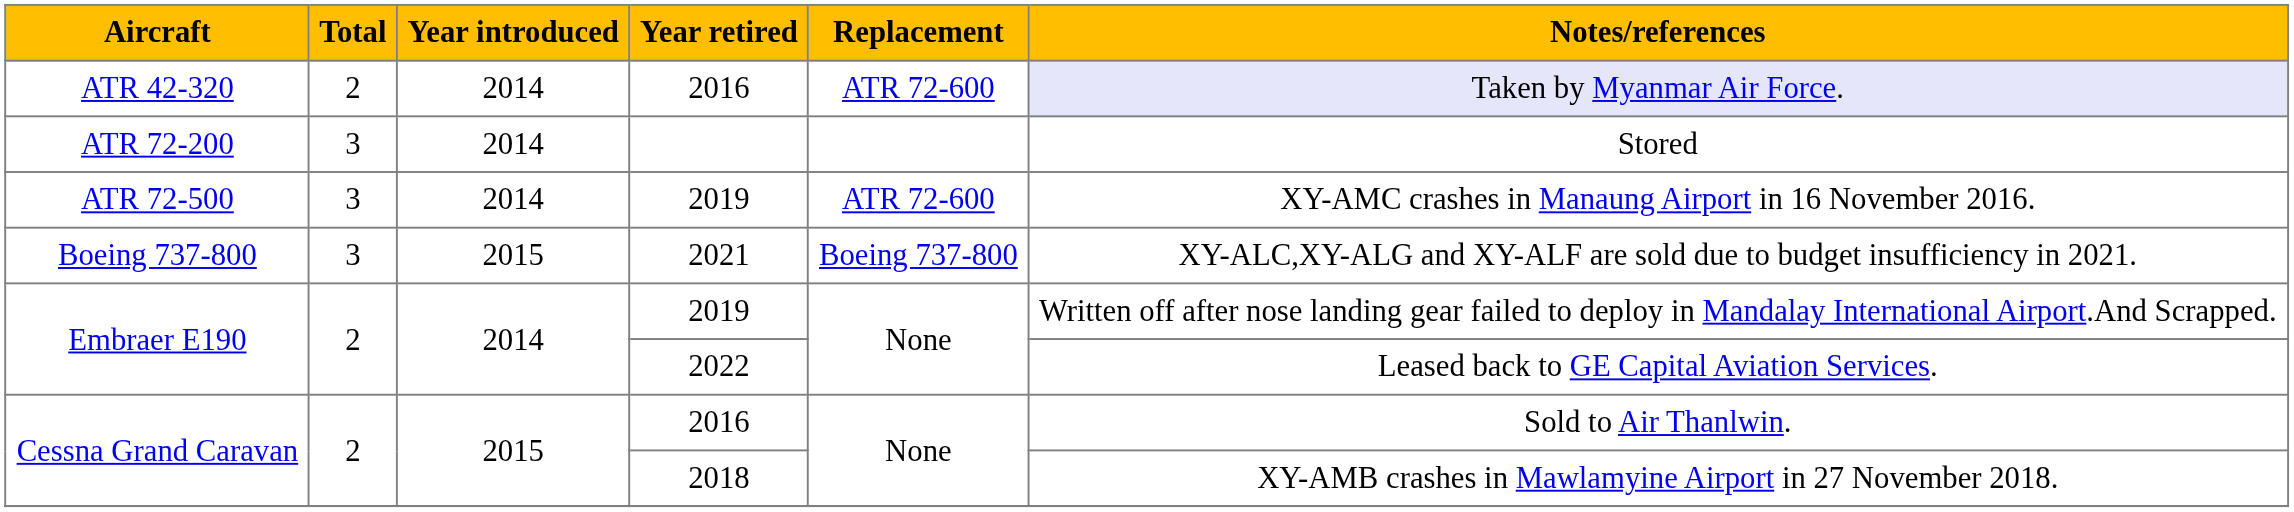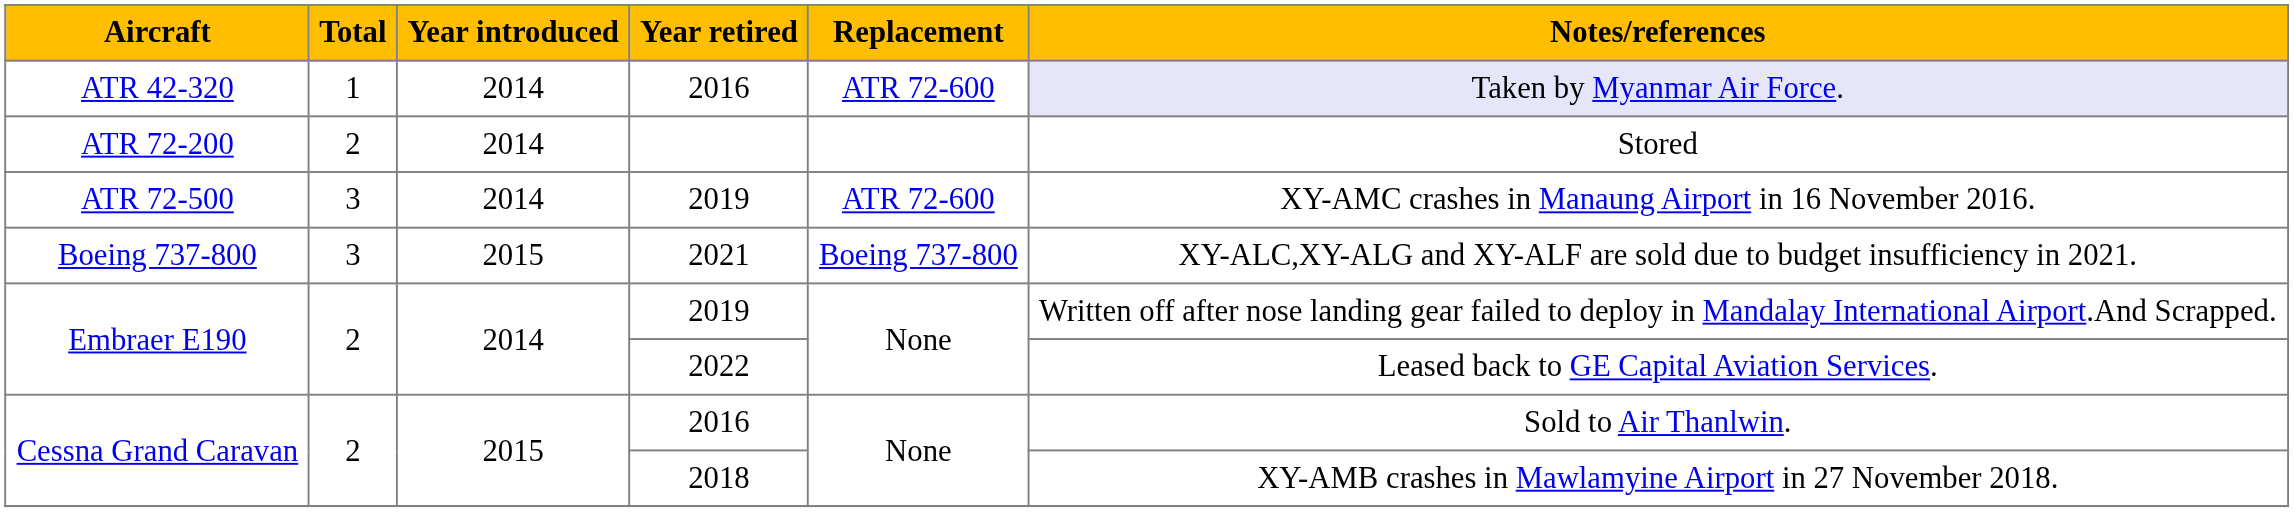(353, 88) 2 -> (353, 88) 1
(353, 143) 3 -> (353, 143) 2
